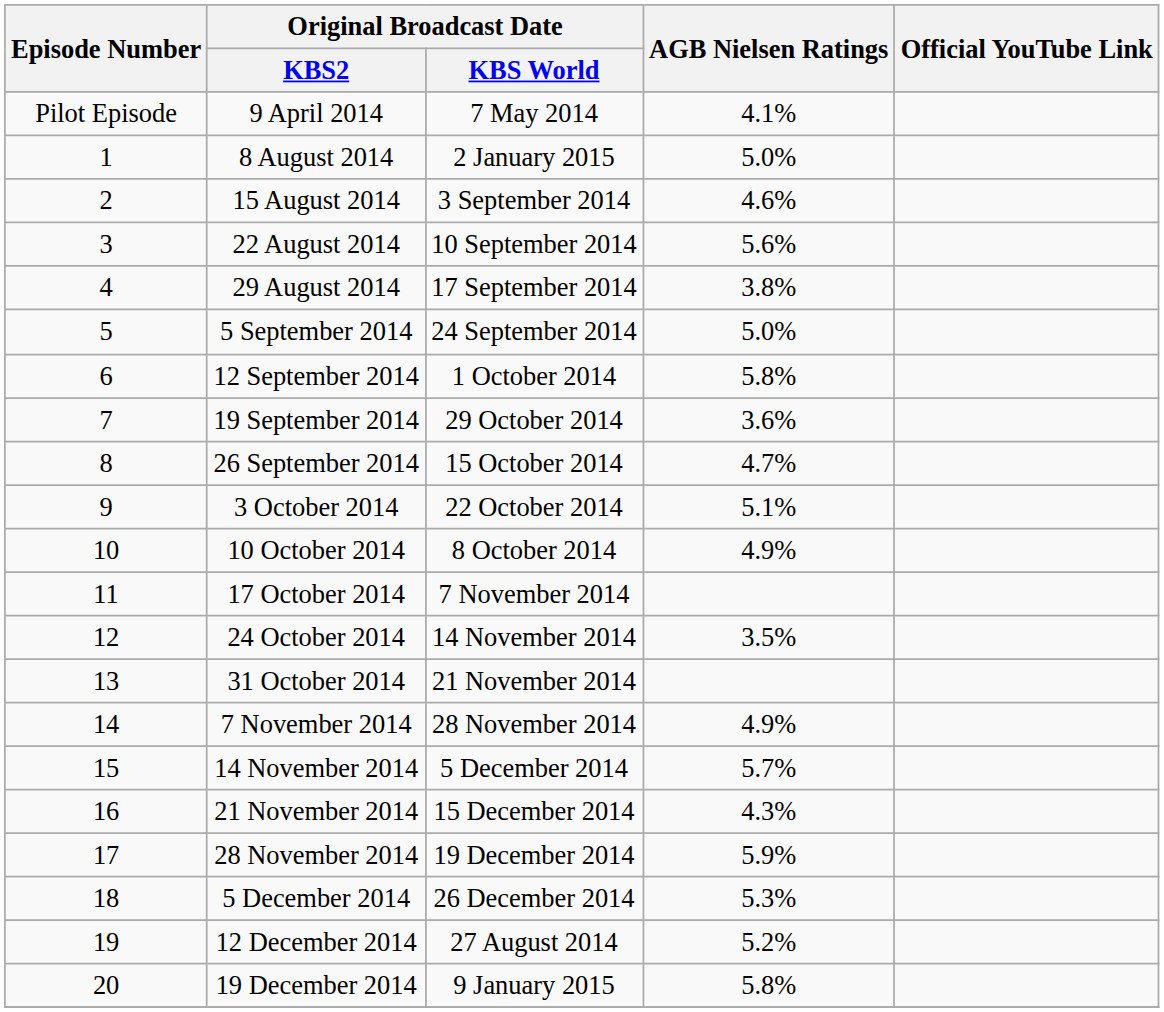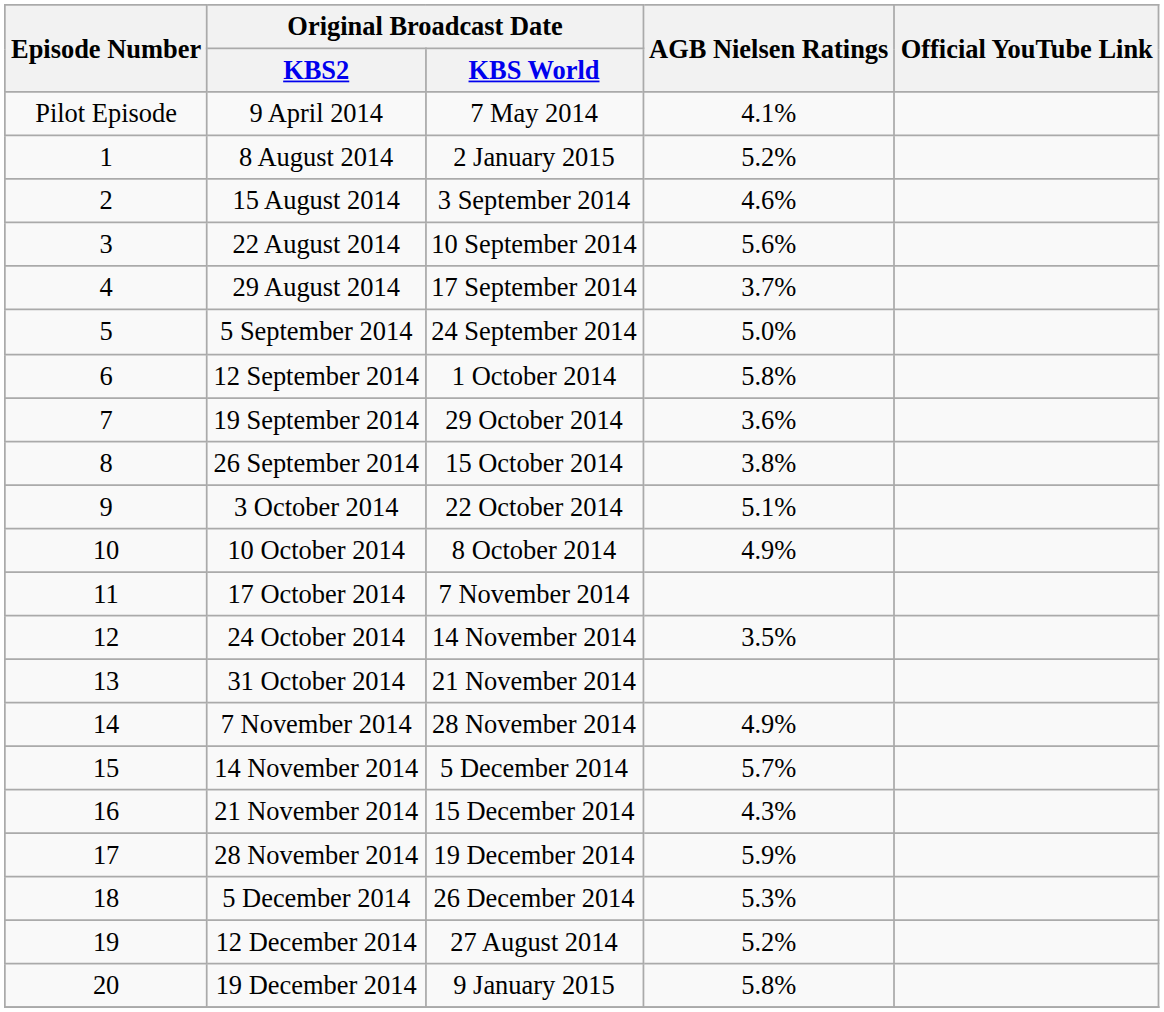(769, 157) 5.0% -> (769, 157) 5.2%
(769, 288) 3.8% -> (769, 288) 3.7%
(769, 462) 4.7% -> (769, 462) 3.8%
